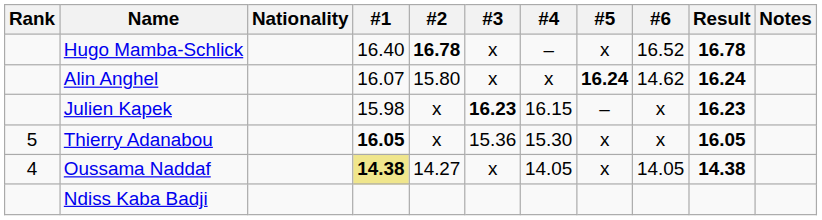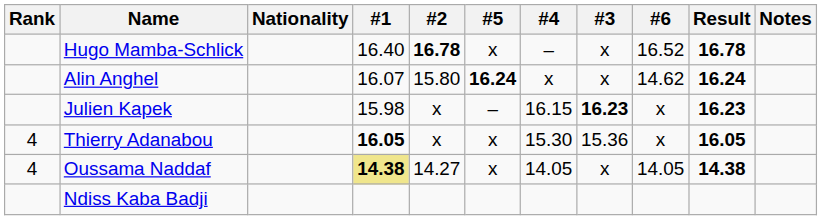columns swapped: (493, 19) <-> (605, 19)
(32, 139) 5 -> (32, 139) 4
